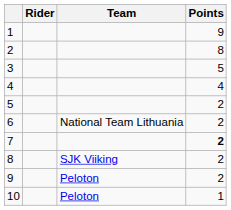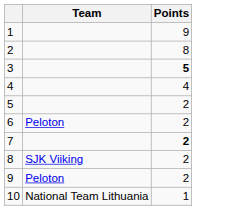- column: (40, 13)
(221, 68) normal -> (186, 68) bold
(122, 123) National Team Lithuania -> (45, 123) Peloton
(79, 196) Peloton -> (87, 196) National Team Lithuania
